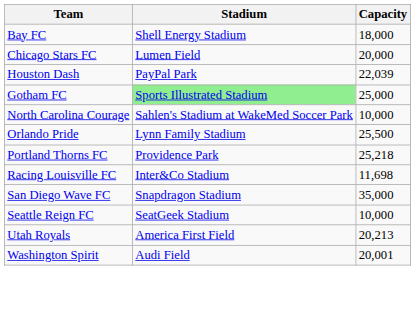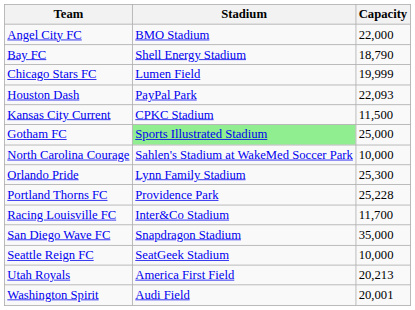+ row: (45, 34)
(376, 34) 18,000 -> (376, 54) 18,790
(376, 54) 20,000 -> (376, 74) 19,999
(376, 74) 22,039 -> (376, 94) 22,093
+ row: (59, 114)
(376, 134) 25,500 -> (376, 174) 25,300
(376, 154) 25,218 -> (376, 194) 25,228
(376, 174) 11,698 -> (376, 214) 11,700
